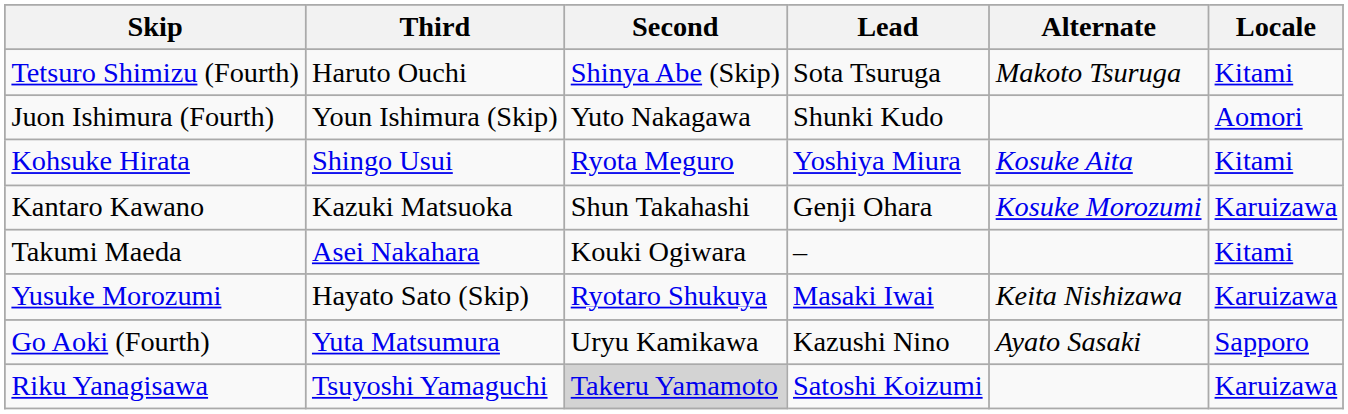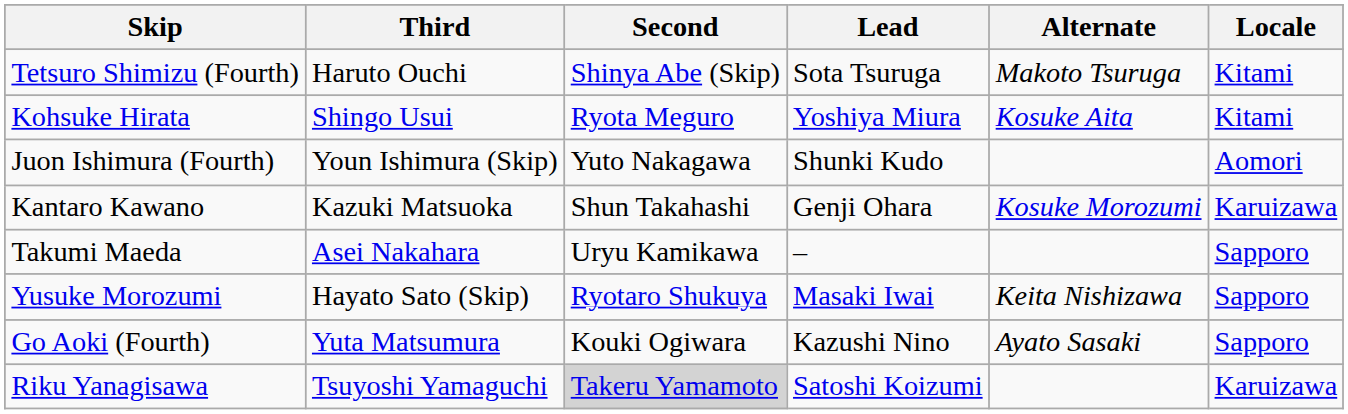rows swapped: (101, 161) <-> (143, 116)
(658, 251) Kouki Ogiwara -> (665, 251) Uryu Kamikawa
(1254, 251) Kitami -> (1262, 251) Sapporo
(1276, 296) Karuizawa -> (1262, 296) Sapporo
(665, 341) Uryu Kamikawa -> (658, 341) Kouki Ogiwara
